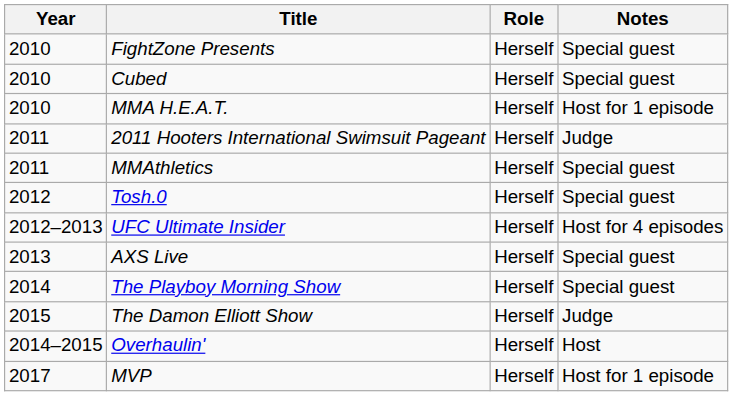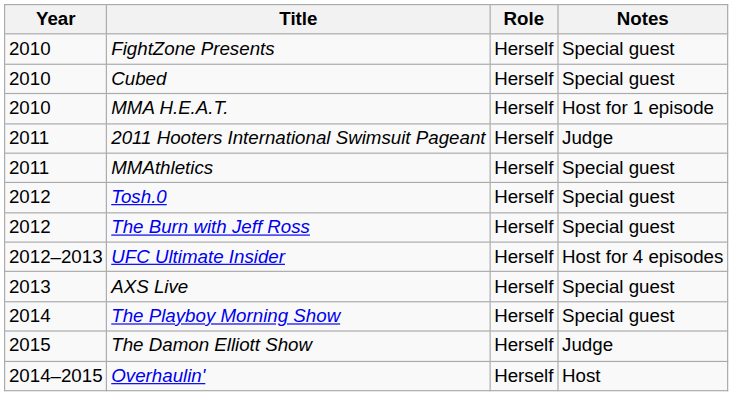+ row: (211, 227)
- row: (132, 375)
